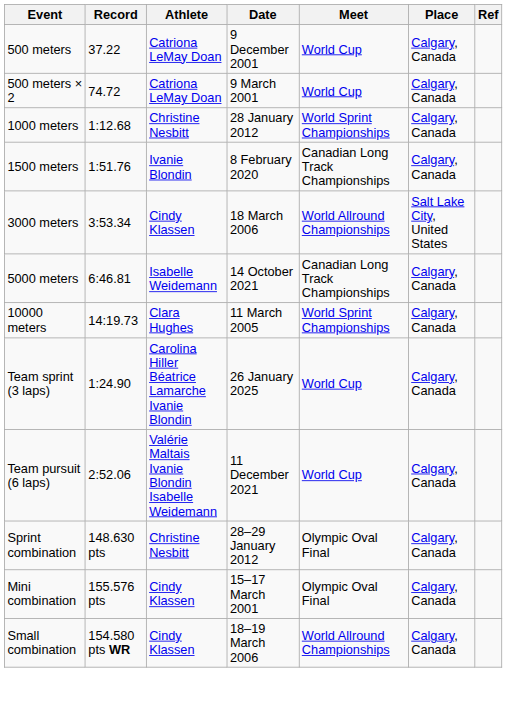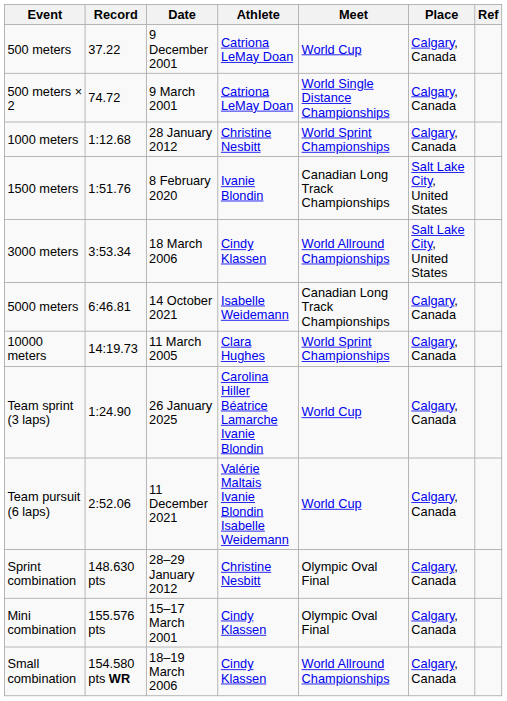columns swapped: (187, 15) <-> (263, 15)
(332, 91) World Cup -> (346, 98) World Single Distance Championships
(434, 167) Calgary, Canada -> (438, 188) Salt Lake City, United States
